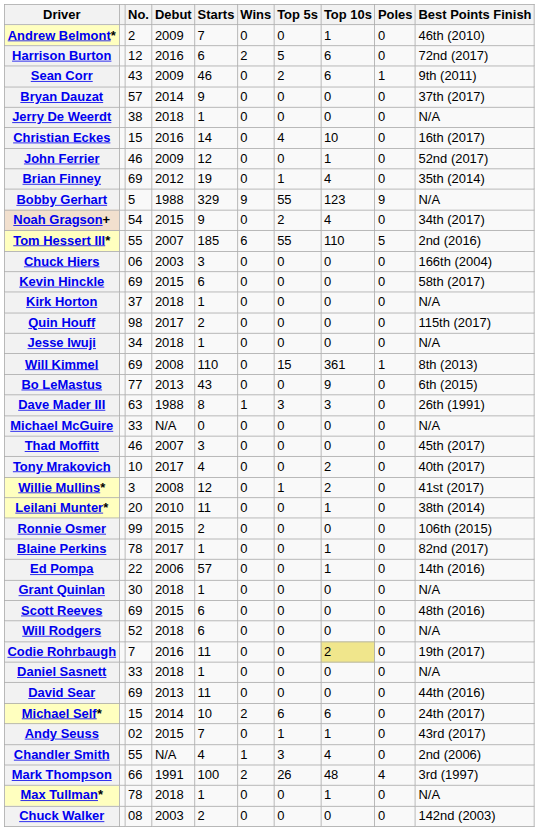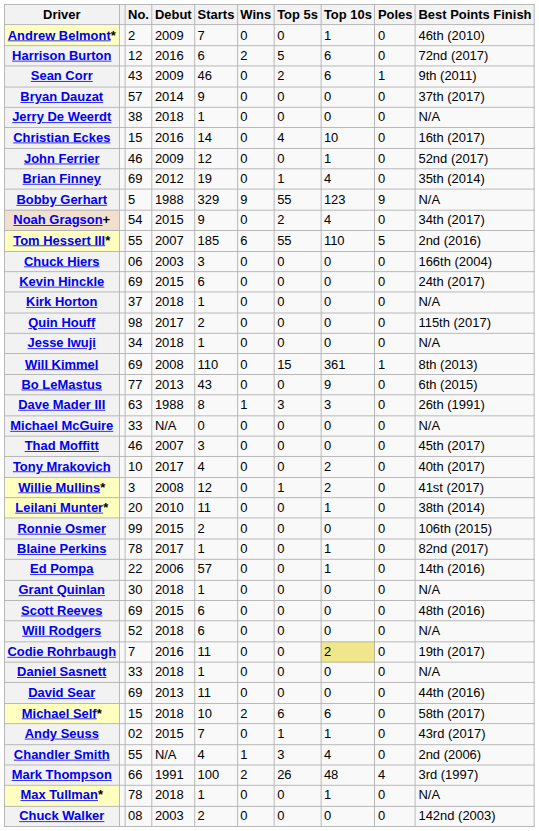(452, 281) 58th (2017) -> (452, 281) 24th (2017)
(169, 713) 2014 -> (169, 713) 2018
(452, 713) 24th (2017) -> (452, 713) 58th (2017)
